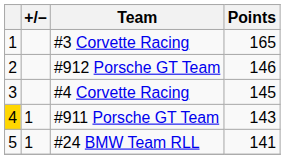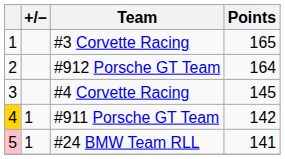(263, 67) 146 -> (263, 67) 164
(263, 117) 143 -> (263, 117) 142
(13, 142) no background -> (13, 142) pink background
